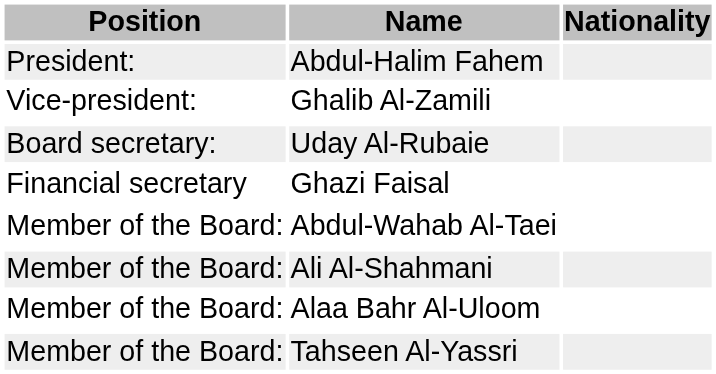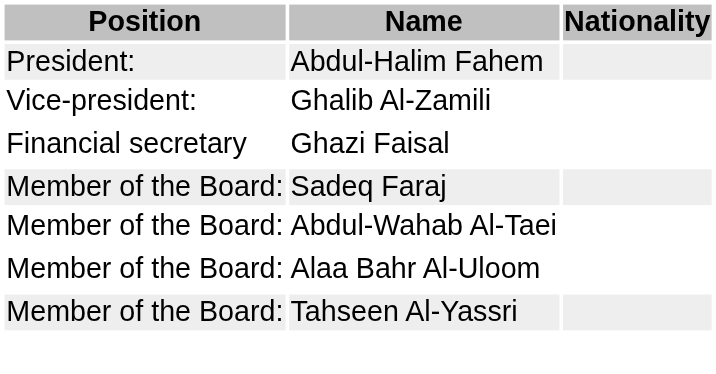- row: (390, 143)
+ row: (369, 186)
- row: (392, 269)
